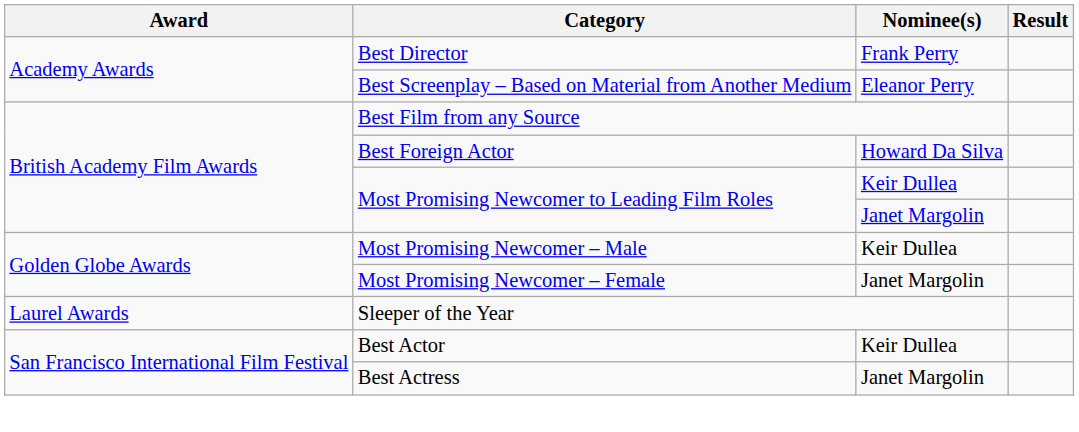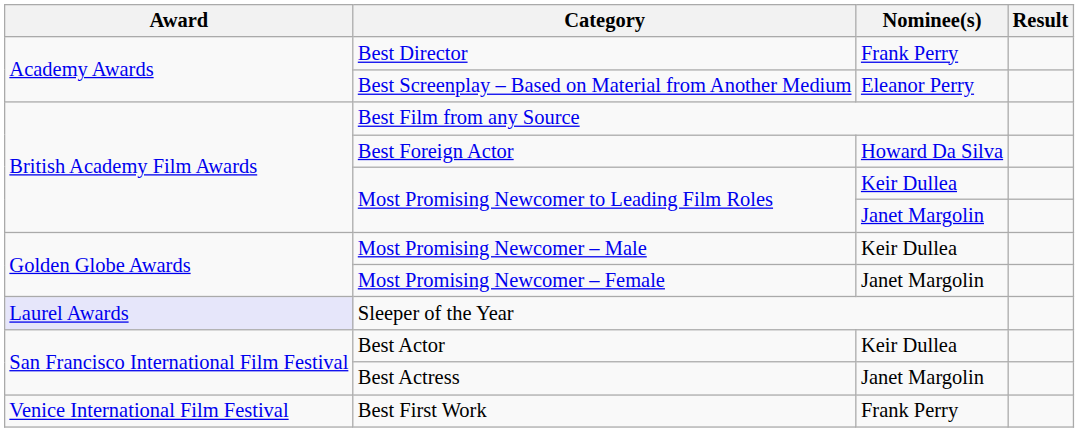(69, 313) no background -> (69, 313) lavender background
+ row: (422, 410)
